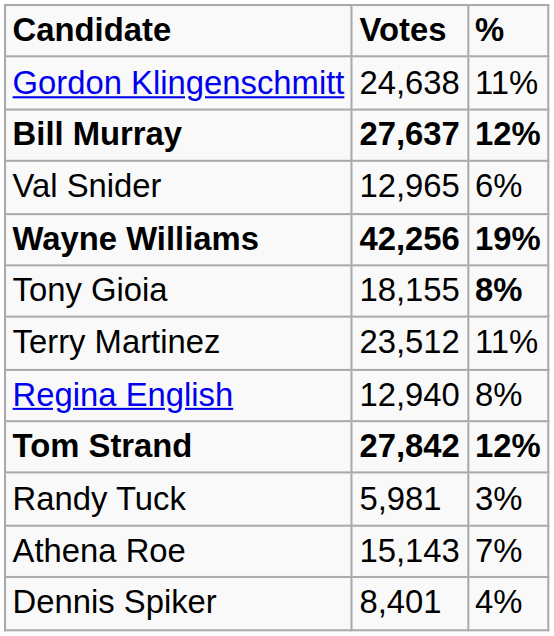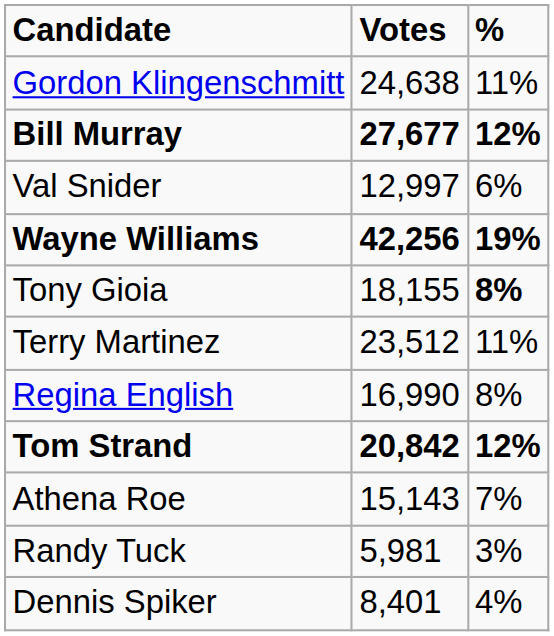(410, 134) 27,637 -> (410, 134) 27,677
(410, 186) 12,965 -> (410, 186) 12,997
(410, 394) 12,940 -> (410, 394) 16,990
(410, 446) 27,842 -> (410, 446) 20,842
rows swapped: (99, 498) <-> (99, 550)
